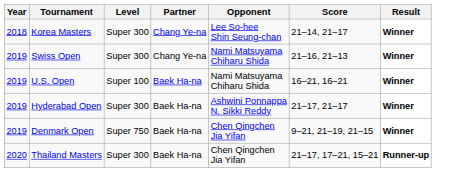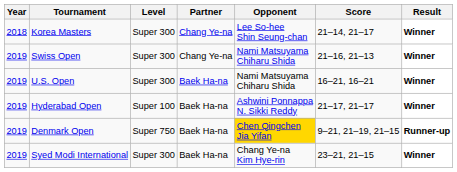(128, 81) Super 100 -> (154, 81) Super 300
(128, 106) Super 300 -> (154, 106) Super 100
(243, 131) no background -> (269, 131) gold background
(398, 131) Winner -> (427, 131) Runner-up
+ row: (80, 156)
- row: (67, 156)
